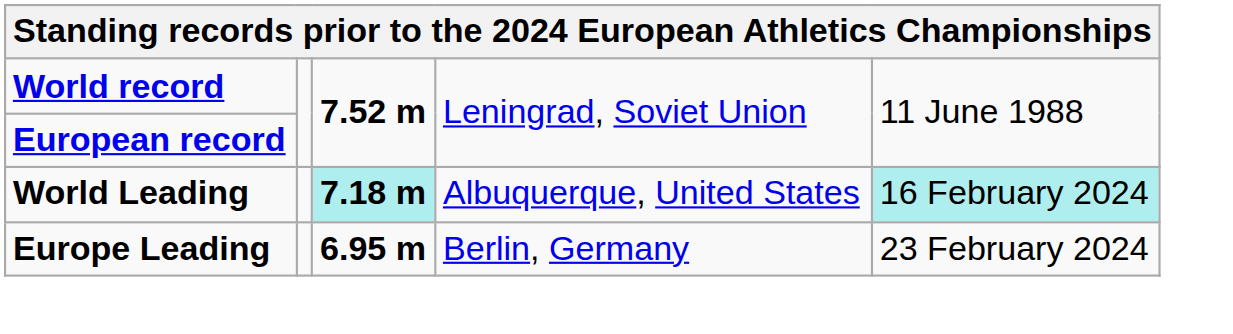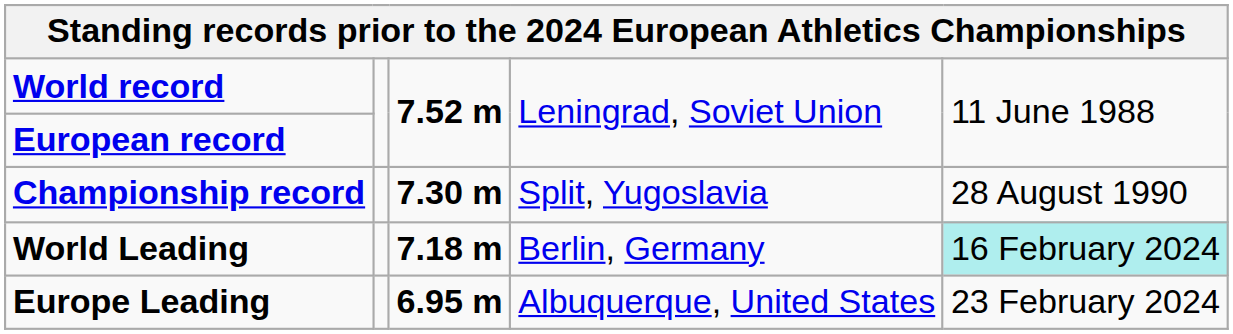+ row: (189, 193)
(373, 193) paleturquoise background -> (450, 247) no background
(651, 193) Albuquerque, United States -> (641, 247) Berlin, Germany
(566, 247) Berlin, Germany -> (727, 301) Albuquerque, United States
